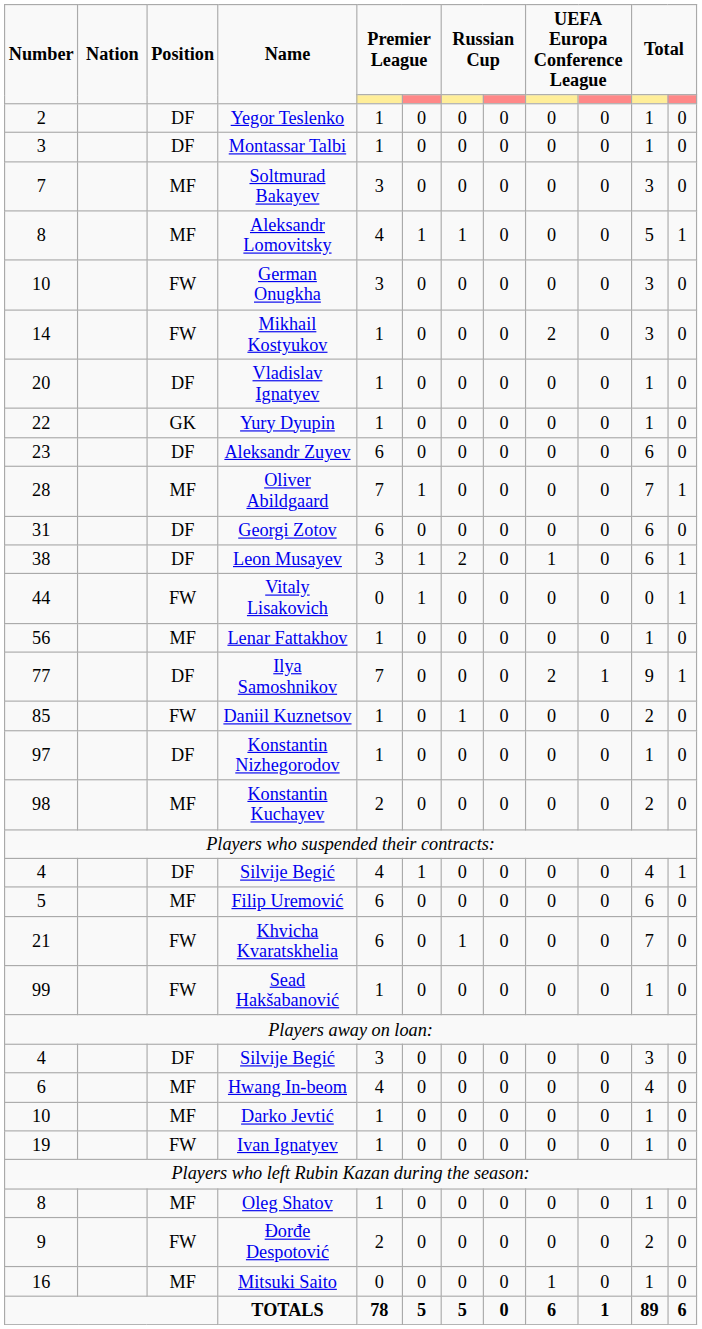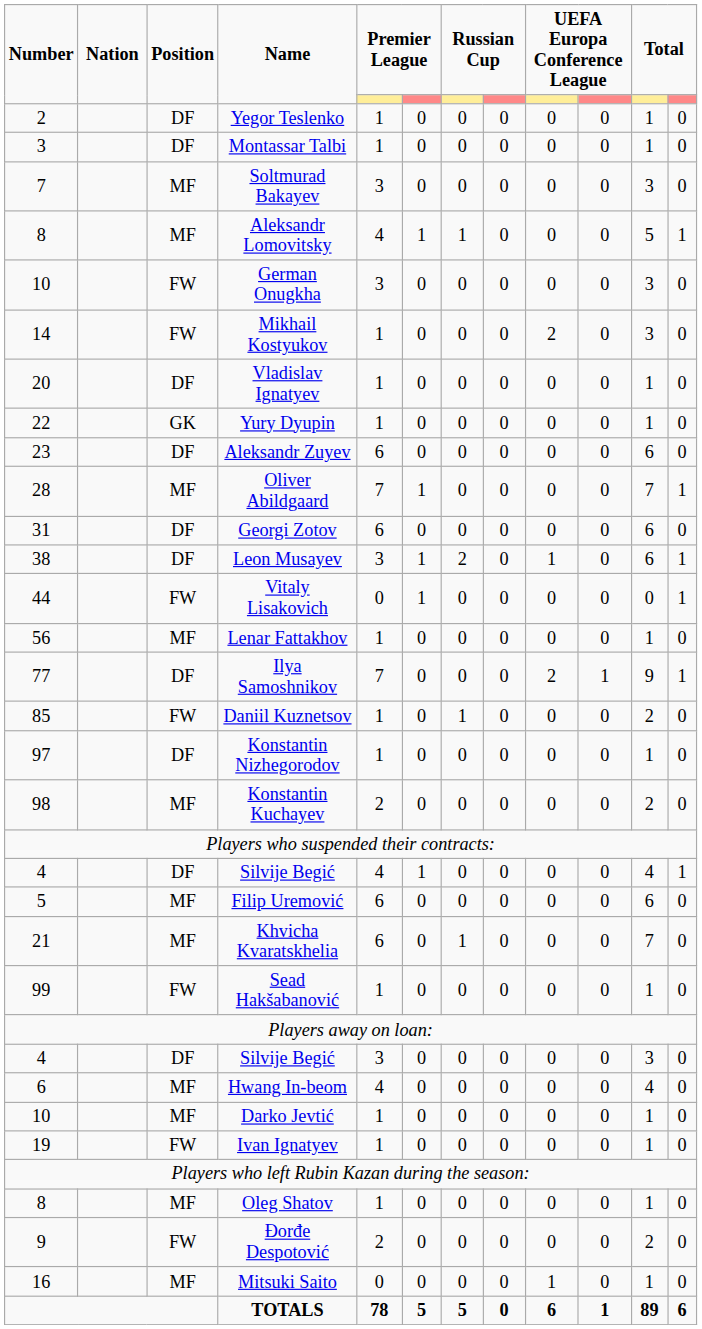(183, 940) FW -> (183, 940) MF
